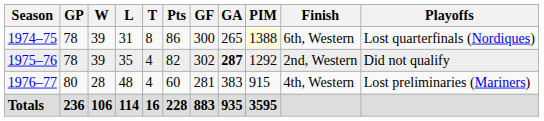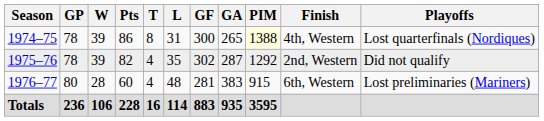columns swapped: (129, 15) <-> (177, 15)
(319, 37) 6th, Western -> (319, 37) 4th, Western
(232, 60) bold -> (232, 60) normal
(319, 82) 4th, Western -> (319, 82) 6th, Western
